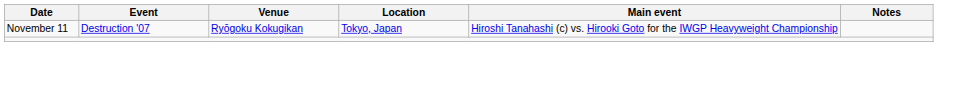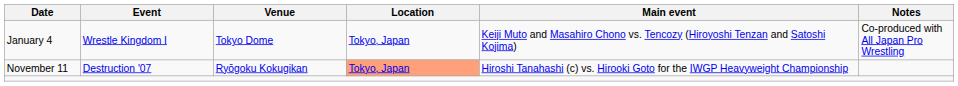+ row: (30, 40)
(372, 28) no background -> (379, 68) lightsalmon background
